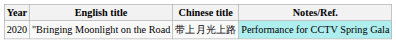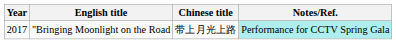(17, 29) 2020 -> (17, 29) 2017
